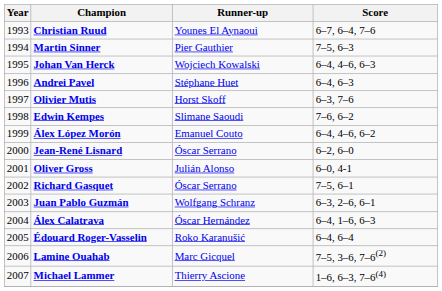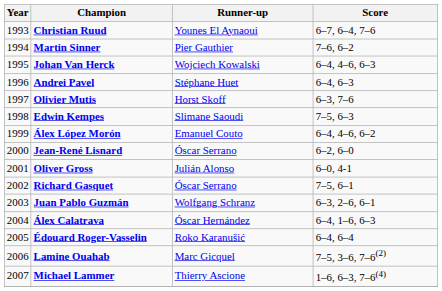(335, 47) 7–5, 6–3 -> (335, 47) 7–6, 6–2
(335, 116) 7–6, 6–2 -> (335, 116) 7–5, 6–3
